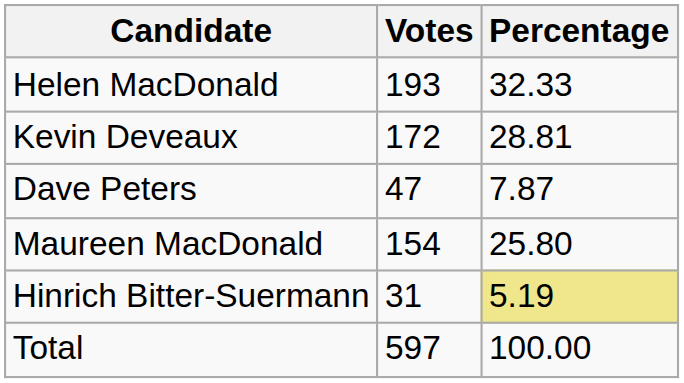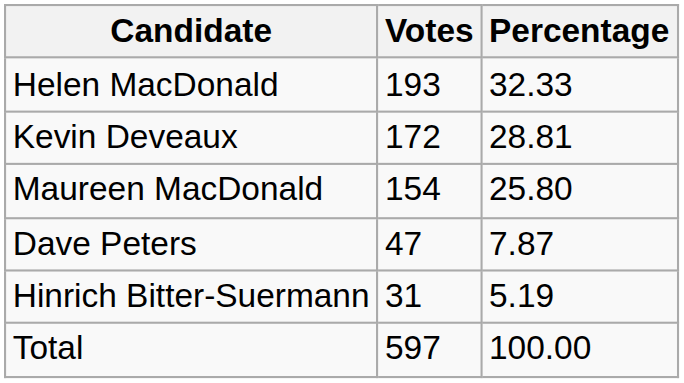rows swapped: (168, 243) <-> (105, 190)
(522, 296) khaki background -> (522, 296) no background
